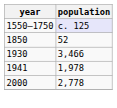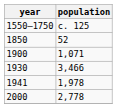(73, 26) lavender background -> (73, 26) no background
+ row: (17, 54)
